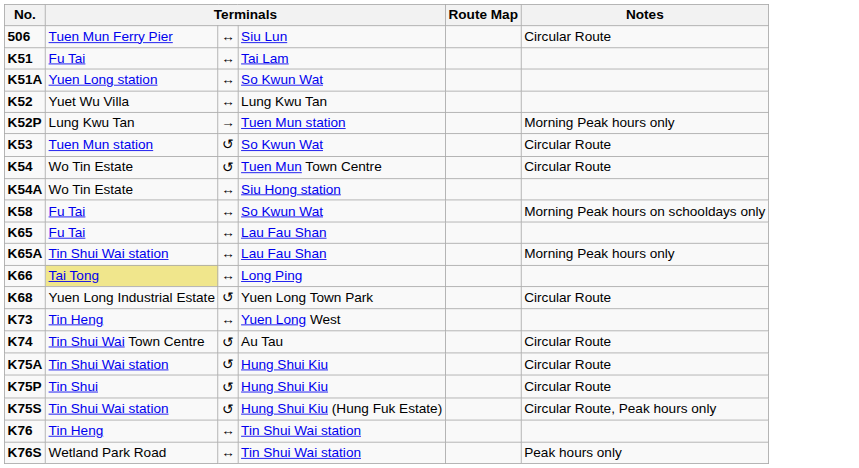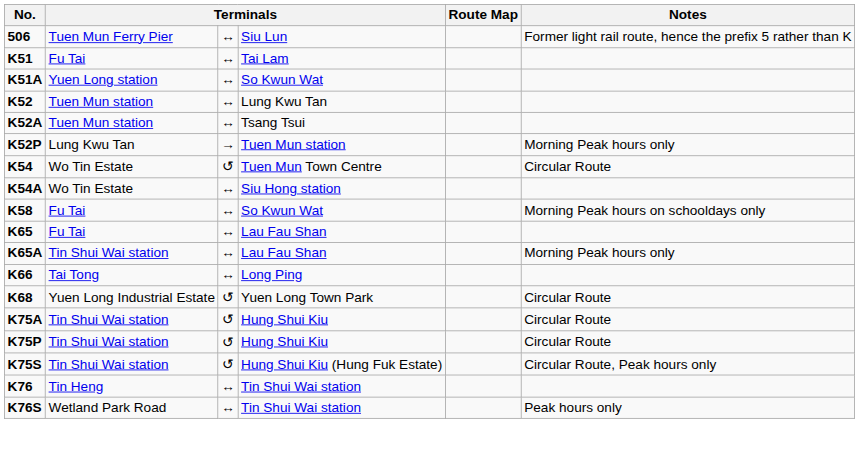(568, 36) Circular Route -> (688, 36) Former light rail route, hence the prefix 5 rather than K
(89, 101) Yuet Wu Villa -> (101, 101) Tuen Mun station
+ row: (25, 123)
- row: (20, 145)
(74, 275) khaki background -> (74, 274) no background
- row: (20, 319)
- row: (20, 341)
(73, 386) Tin Shui -> (109, 341) Tin Shui Wai station
